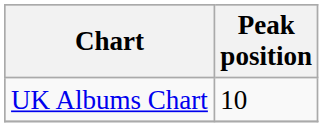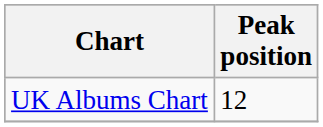(234, 99) 10 -> (234, 99) 12
